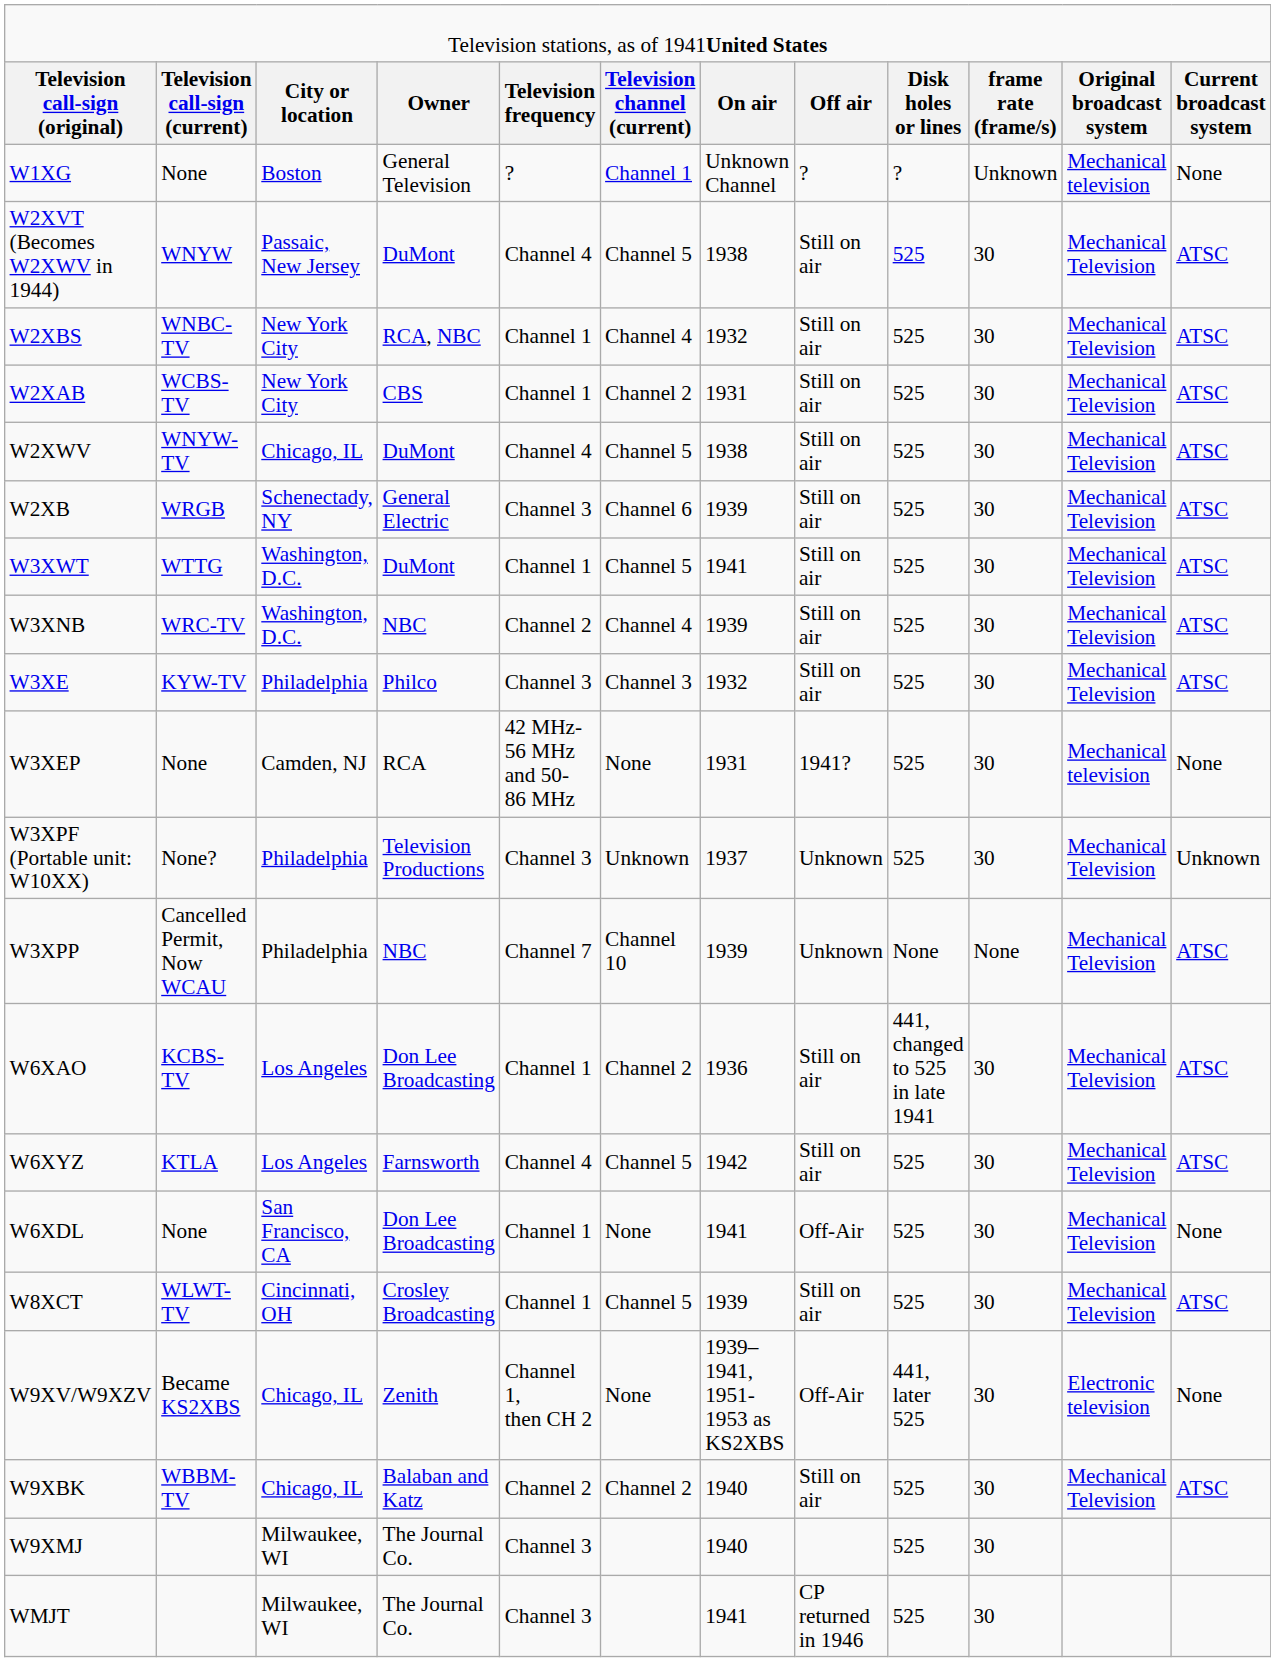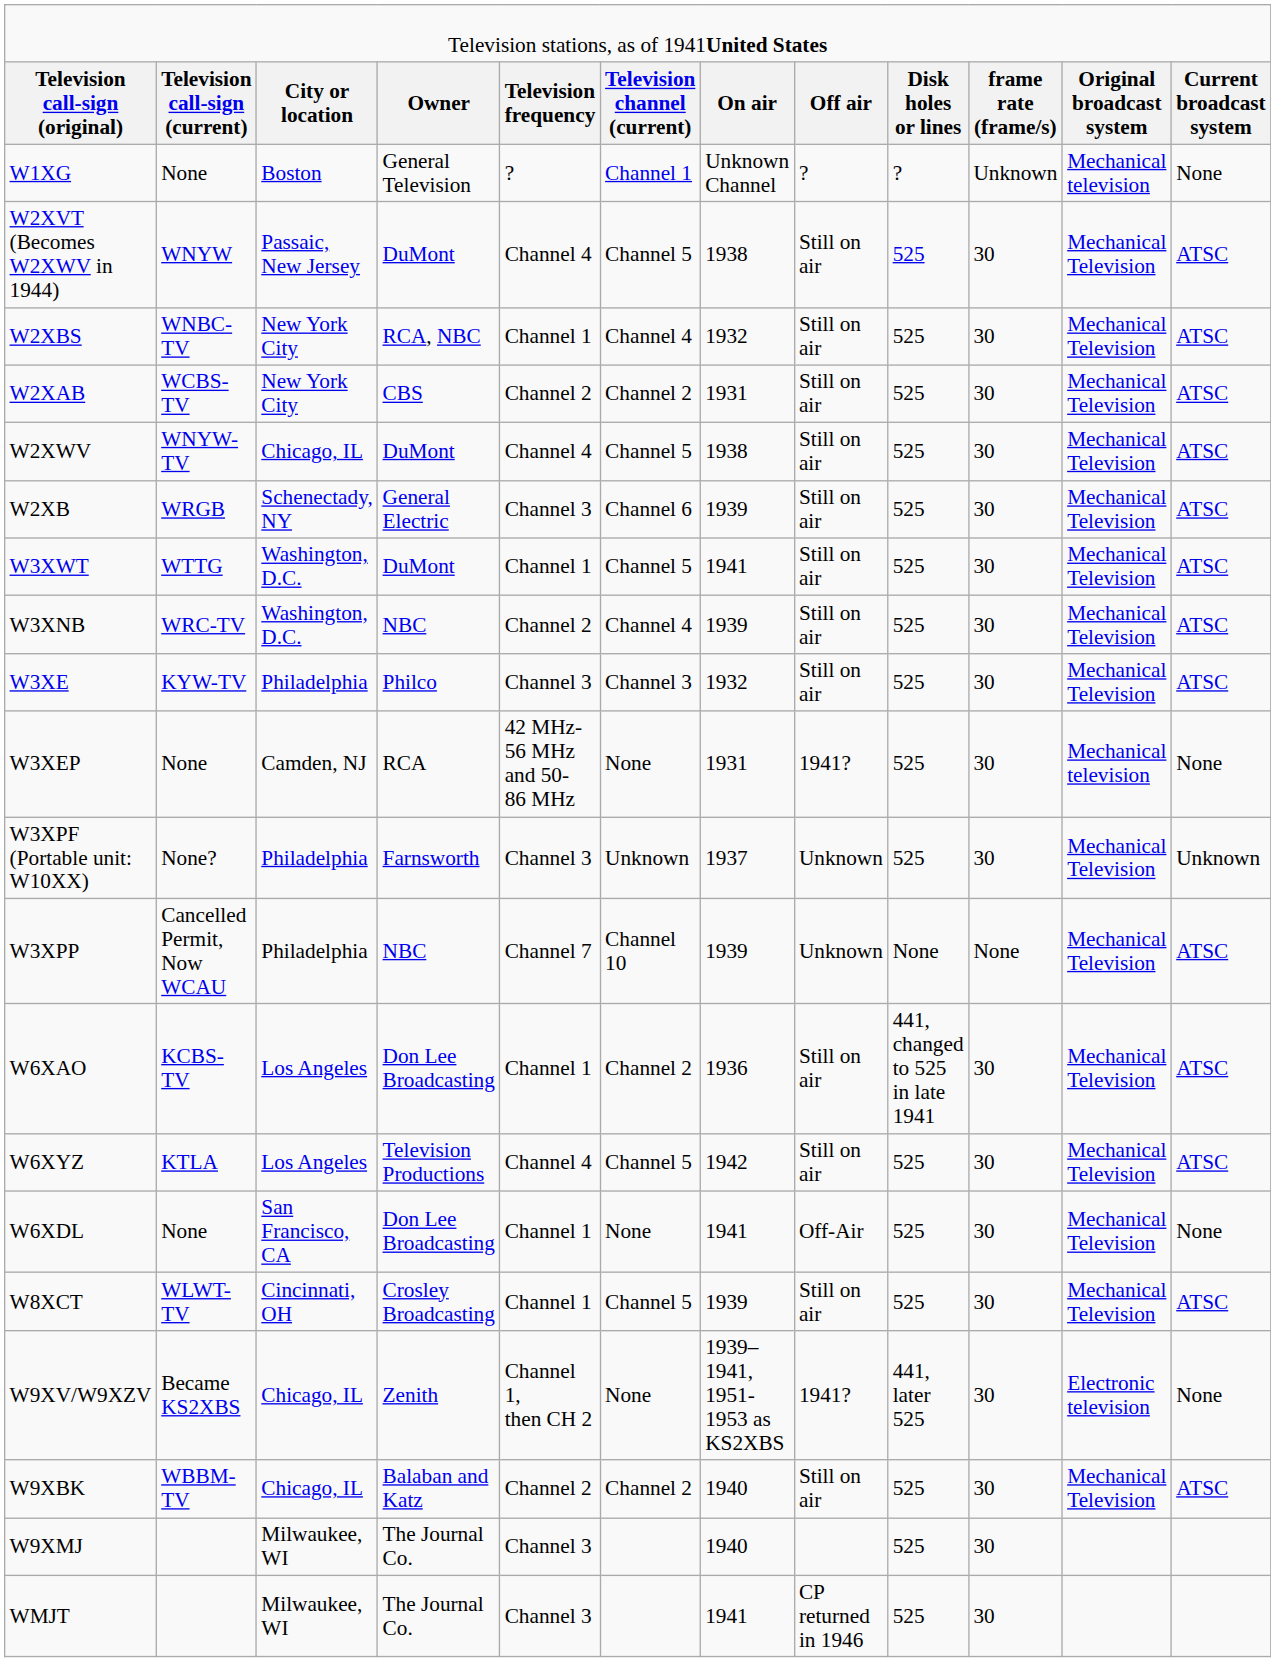(548, 393) Channel 1 -> (548, 393) Channel 2
(433, 857) Television Productions -> (431, 857) Farnsworth
(431, 1162) Farnsworth -> (433, 1162) Television Productions
(831, 1394) Off-Air -> (825, 1394) 1941?
